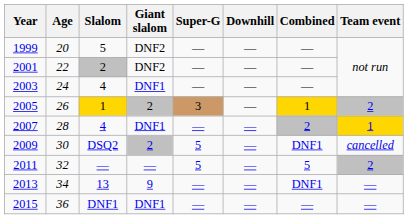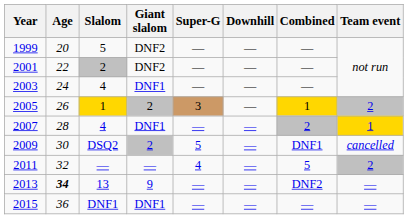(198, 164) 5 -> (198, 164) 4
(63, 184) normal -> (63, 184) bold
(307, 184) DNF1 -> (307, 184) DNF2
